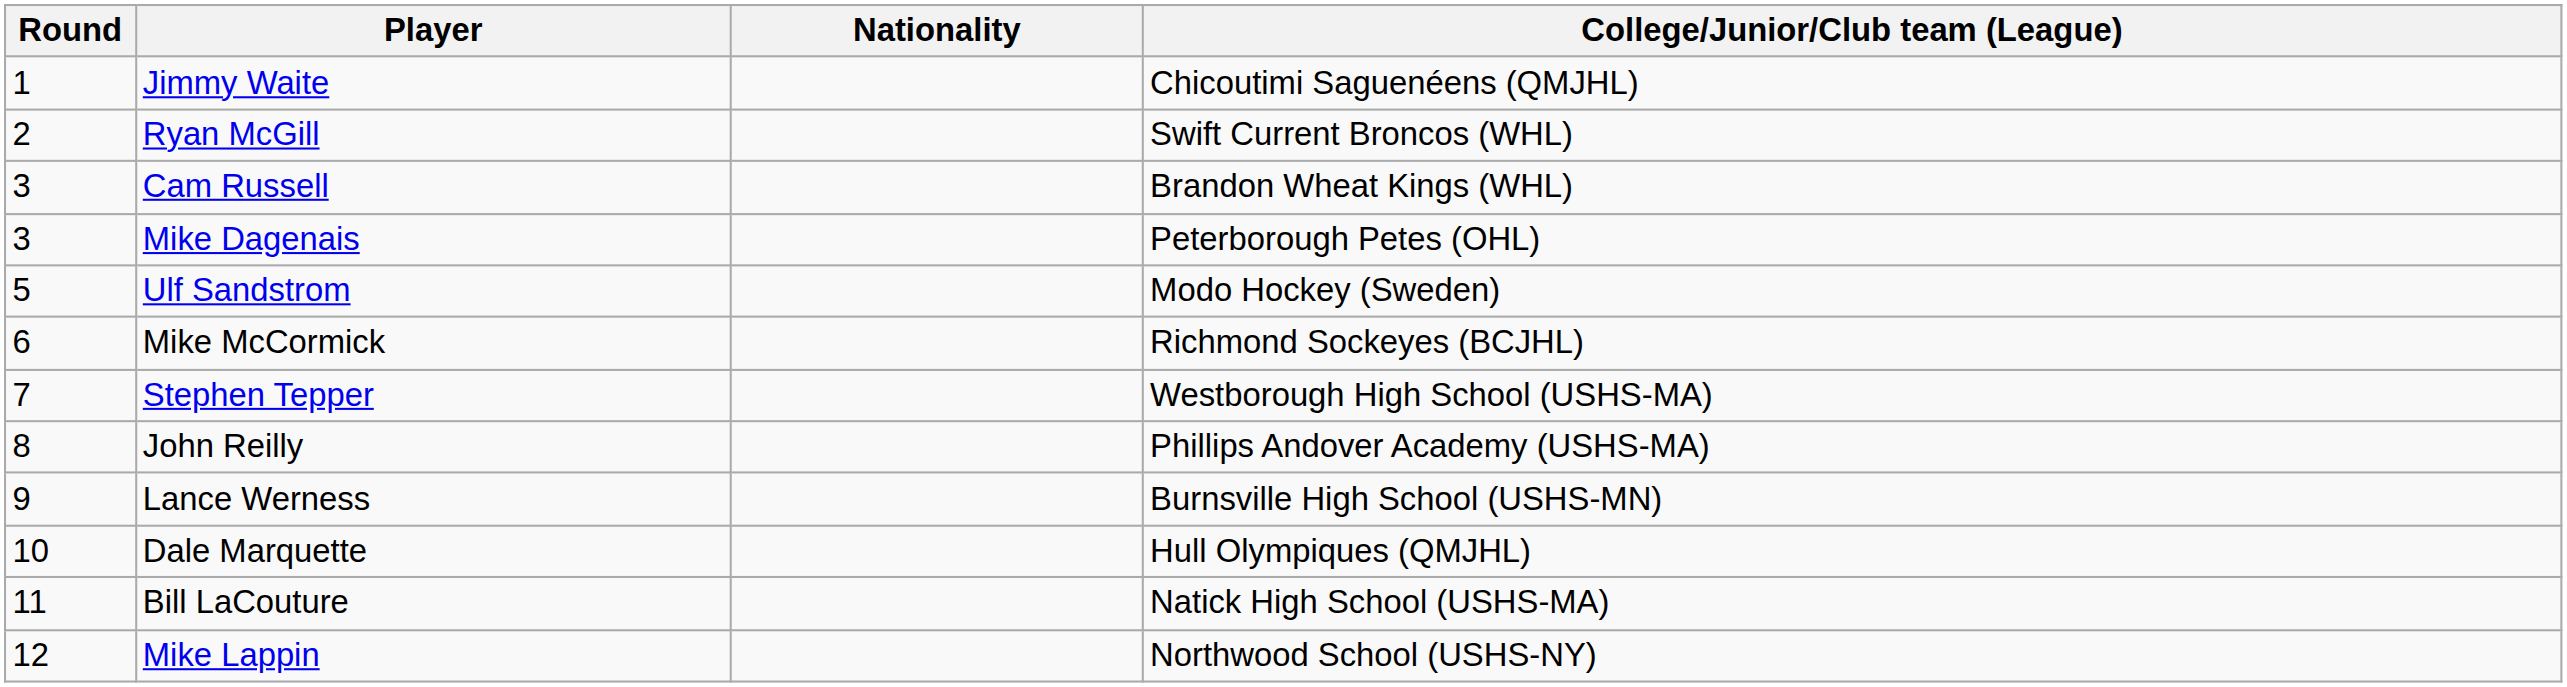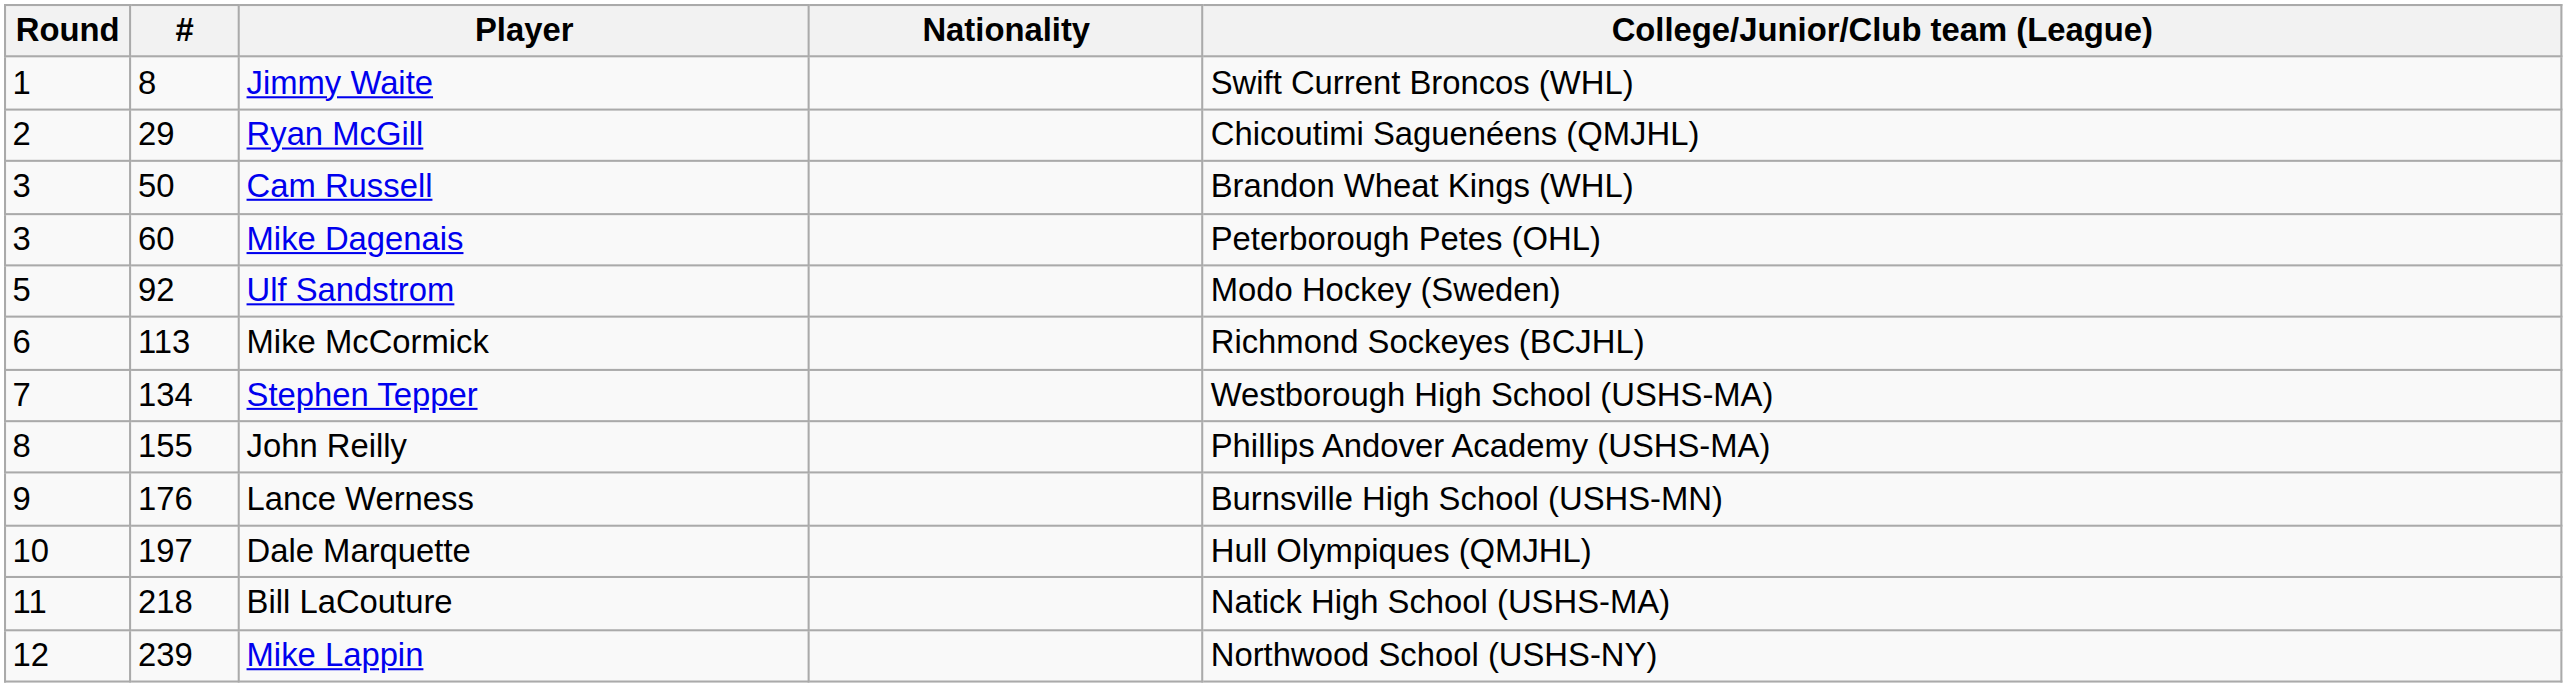+ column: (185, 30)
(1394, 82) Chicoutimi Saguenéens (QMJHL) -> (1422, 82) Swift Current Broncos (WHL)
(1362, 134) Swift Current Broncos (WHL) -> (1455, 134) Chicoutimi Saguenéens (QMJHL)
